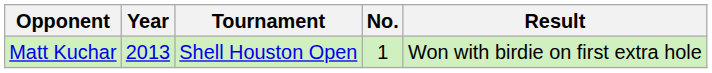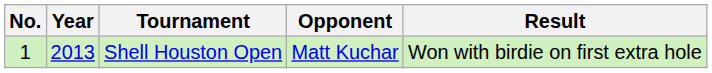columns swapped: (383, 21) <-> (63, 21)
